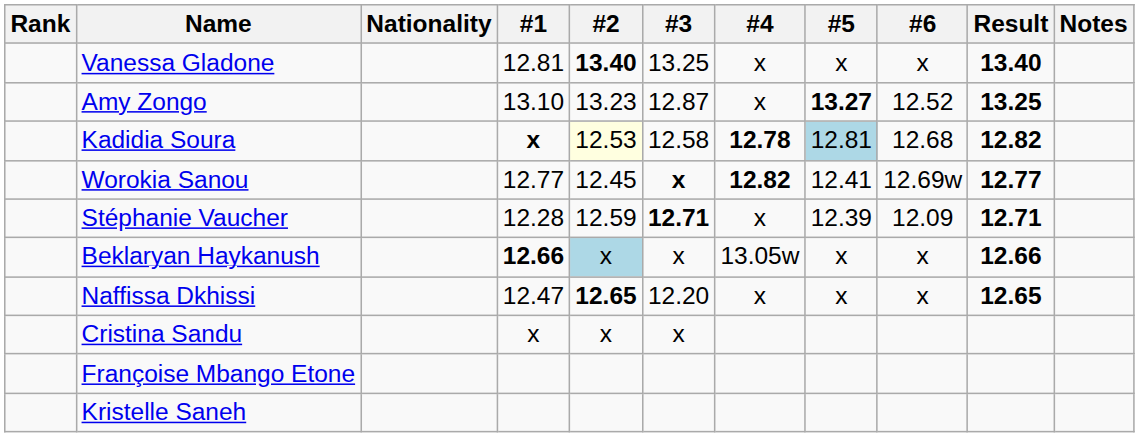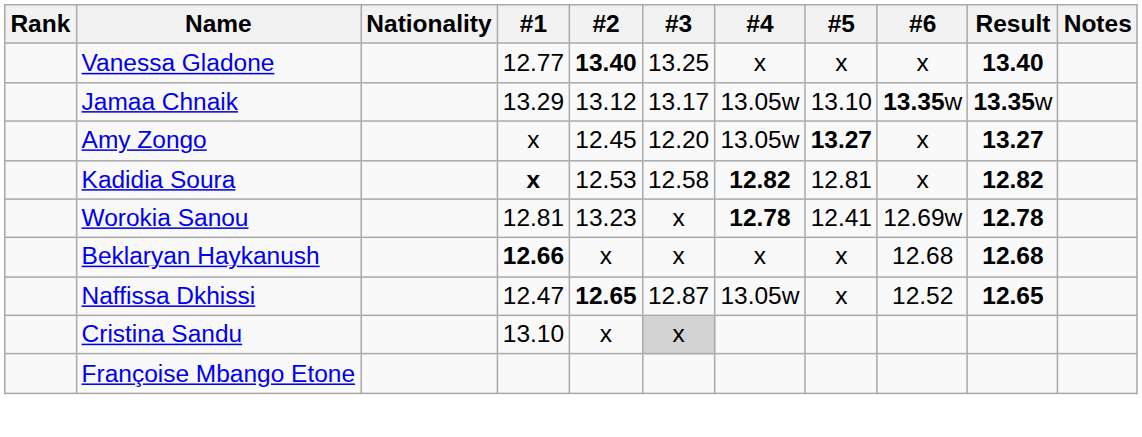(533, 62) 12.81 -> (533, 62) 12.77
+ row: (160, 101)
(533, 101) 13.10 -> (533, 140) x
(606, 101) 13.23 -> (606, 140) 12.45
(679, 101) 12.87 -> (679, 140) 12.20
(760, 101) x -> (760, 140) 13.05w
(923, 101) 12.52 -> (923, 140) x
(1011, 101) 13.25 -> (1013, 140) 13.27
(606, 140) lightyellow background -> (606, 179) no background
(760, 140) 12.78 -> (760, 179) 12.82
(841, 140) lightblue background -> (841, 179) no background
(923, 140) 12.68 -> (923, 179) x
(533, 179) 12.77 -> (533, 218) 12.81
(606, 179) 12.45 -> (606, 218) 13.23
(679, 179) bold -> (679, 218) normal
(760, 179) 12.82 -> (760, 218) 12.78
(1011, 179) 12.77 -> (1013, 218) 12.78
- row: (185, 218)
(606, 256) lightblue background -> (606, 256) no background
(760, 256) 13.05w -> (760, 256) x
(923, 256) x -> (923, 256) 12.68
(1011, 256) 12.66 -> (1013, 256) 12.68
(679, 295) 12.20 -> (679, 295) 12.87
(760, 295) x -> (760, 295) 13.05w
(923, 295) x -> (923, 295) 12.52
(533, 334) x -> (533, 334) 13.10
(679, 334) no background -> (679, 334) lightgrey background
- row: (164, 412)
